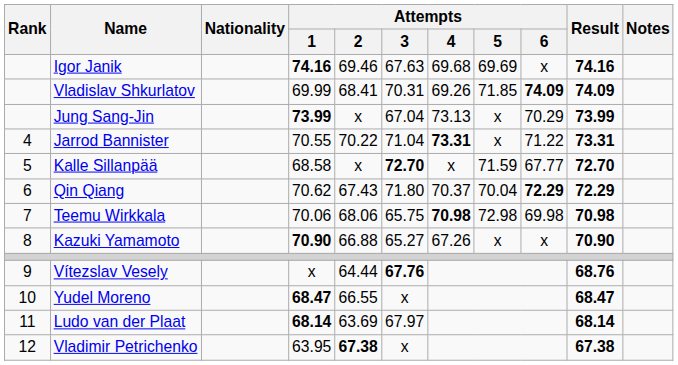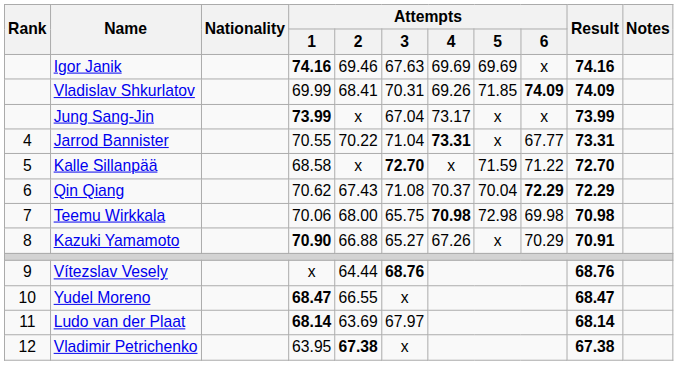(451, 66) 69.68 -> (451, 66) 69.69
(451, 116) 73.13 -> (451, 116) 73.17
(544, 116) 70.29 -> (544, 116) x
(544, 141) 71.22 -> (544, 141) 67.77
(544, 166) 67.77 -> (544, 166) 71.22
(405, 191) 71.80 -> (405, 191) 71.08
(358, 215) 68.06 -> (358, 215) 68.00
(544, 240) x -> (544, 240) 70.29
(595, 240) 70.90 -> (595, 240) 70.91
(405, 272) 67.76 -> (405, 272) 68.76
